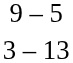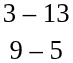rows swapped: (36, 13) <-> (36, 50)
